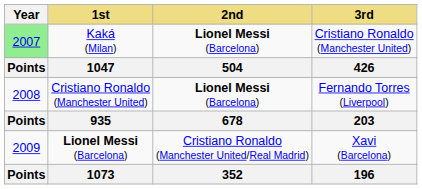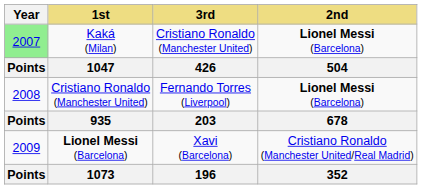columns swapped: (232, 14) <-> (364, 14)
